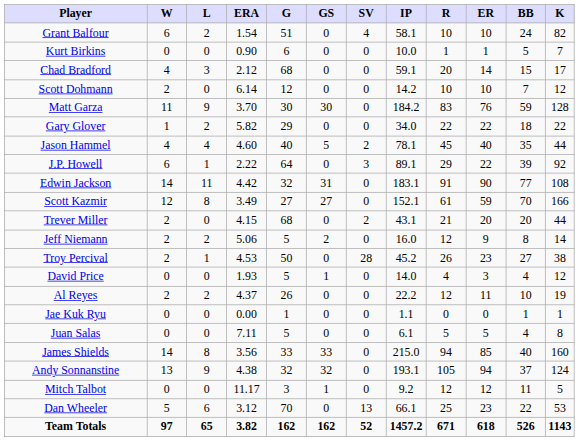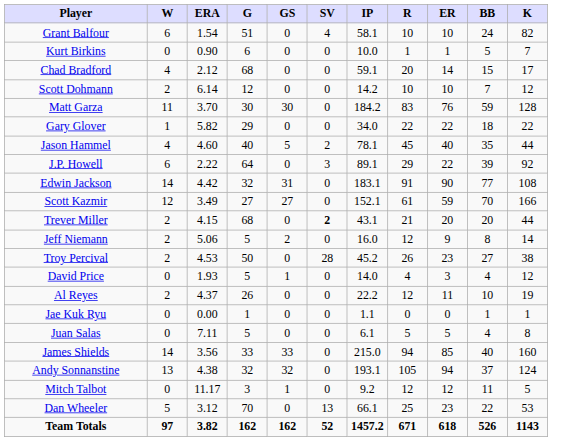- column: (207, 13)
(366, 220) normal -> (327, 220) bold
